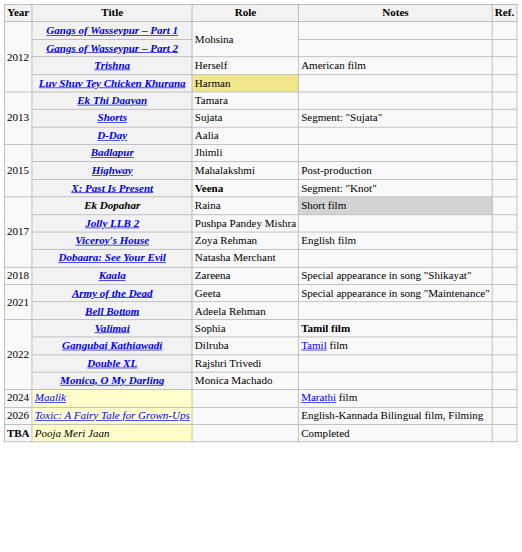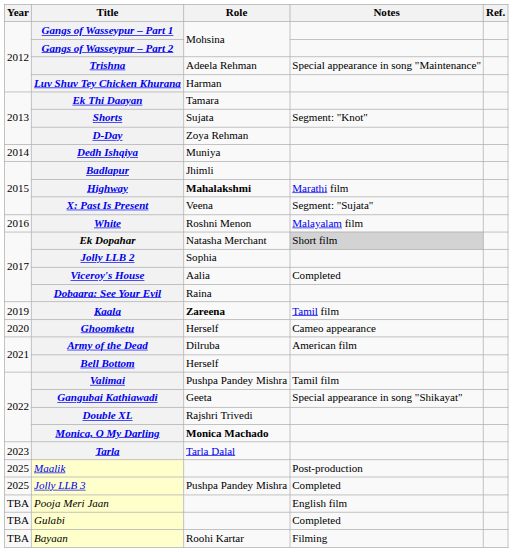(211, 65) Herself -> (221, 65) Adeela Rehman
(333, 65) American film -> (387, 65) Special appearance in song "Maintenance"
(213, 83) khaki background -> (204, 83) no background
(342, 118) Segment: "Sujata" -> (330, 118) Segment: "Knot"
(207, 135) Aalia -> (217, 135) Zoya Rehman
+ row: (107, 153)
(225, 170) normal -> (218, 188) bold
(336, 170) Post-production -> (320, 188) Marathi film
(209, 188) bold -> (199, 205) normal
(339, 188) Segment: "Knot" -> (333, 205) Segment: "Sujata"
+ row: (107, 223)
(208, 205) Raina -> (226, 240) Natasha Merchant
(245, 223) Pushpa Pandey Mishra -> (201, 258) Sophia
(226, 240) Zoya Rehman -> (198, 275) Aalia
(329, 240) English film -> (316, 275) Completed
(235, 258) Natasha Merchant -> (199, 293) Raina
(18, 275) 2018 -> (18, 310) 2019
(213, 275) normal -> (206, 310) bold
(386, 275) Special appearance in song "Shikayat" -> (316, 310) Tamil film
+ row: (107, 328)
(208, 293) Geeta -> (203, 345) Dilruba
(395, 293) Special appearance in song "Maintenance" -> (325, 345) American film
(230, 310) Adeela Rehman -> (202, 363) Herself
(210, 328) Sophia -> (237, 380) Pushpa Pandey Mishra
(326, 328) bold -> (316, 380) normal
(212, 345) Dilruba -> (199, 398) Geeta
(325, 345) Tamil film -> (377, 398) Special appearance in song "Shikayat"
(234, 380) normal -> (227, 433) bold
+ row: (107, 450)
(18, 398) 2024 -> (18, 468) 2025
(329, 398) Marathi film -> (328, 468) Post-production
+ row: (60, 485)
- row: (112, 415)
(18, 433) bold -> (18, 503) normal
(325, 433) Completed -> (320, 503) English film
+ row: (49, 521)
+ row: (51, 538)
